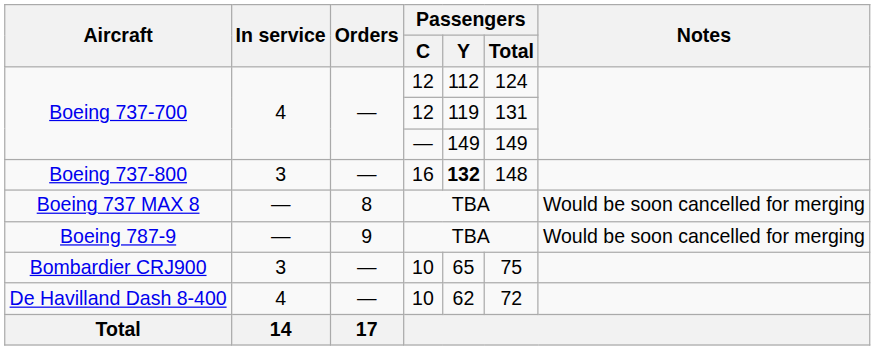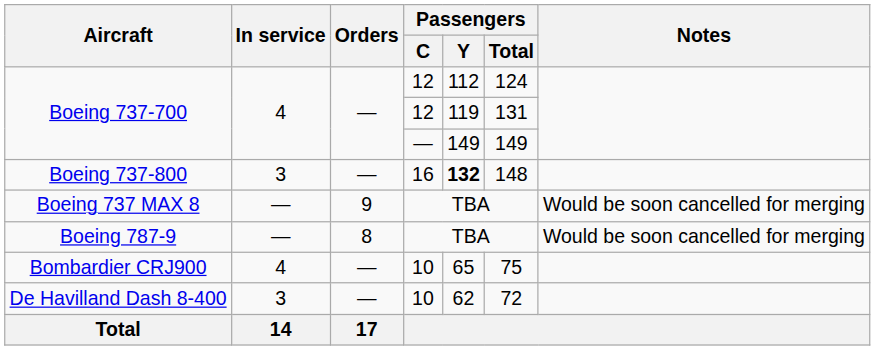(367, 205) 8 -> (367, 205) 9
(367, 236) 9 -> (367, 236) 8
(281, 267) 3 -> (281, 267) 4
(281, 298) 4 -> (281, 298) 3
